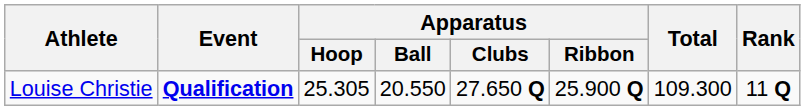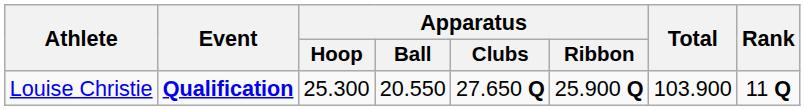(337, 89) 25.305 -> (337, 89) 25.300
(693, 89) 109.300 -> (693, 89) 103.900
